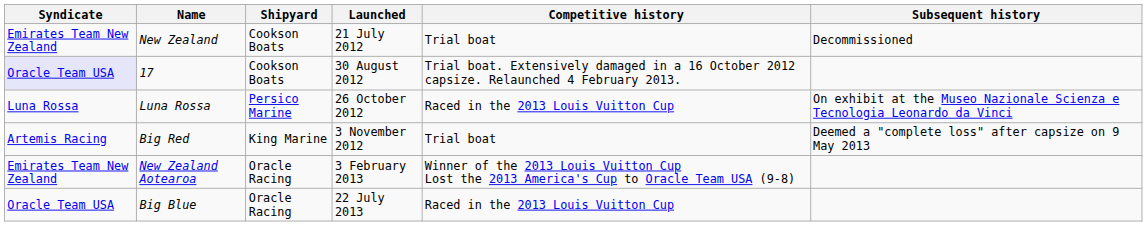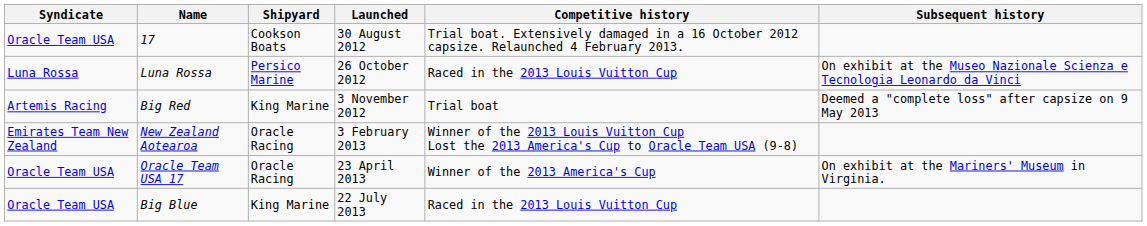- row: (179, 40)
(61, 73) lavender background -> (61, 40) no background
+ row: (180, 172)
(270, 205) Oracle Racing -> (290, 205) King Marine
